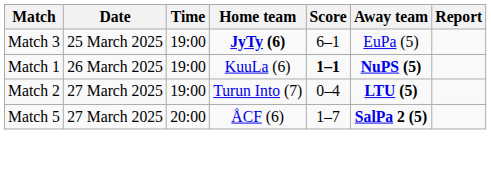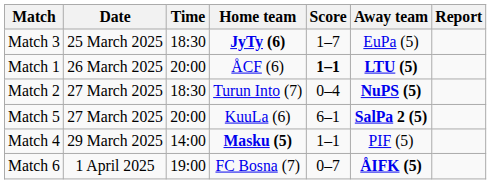(188, 41) 19:00 -> (188, 41) 18:30
(328, 41) 6–1 -> (328, 41) 1–7
(188, 66) 19:00 -> (188, 66) 20:00
(258, 66) KuuLa (6) -> (258, 66) ÅCF (6)
(391, 66) NuPS (5) -> (391, 66) LTU (5)
(188, 91) 19:00 -> (188, 91) 18:30
(391, 91) LTU (5) -> (391, 91) NuPS (5)
(258, 116) ÅCF (6) -> (258, 116) KuuLa (6)
(328, 116) 1–7 -> (328, 116) 6–1
+ row: (34, 141)
+ row: (34, 166)
